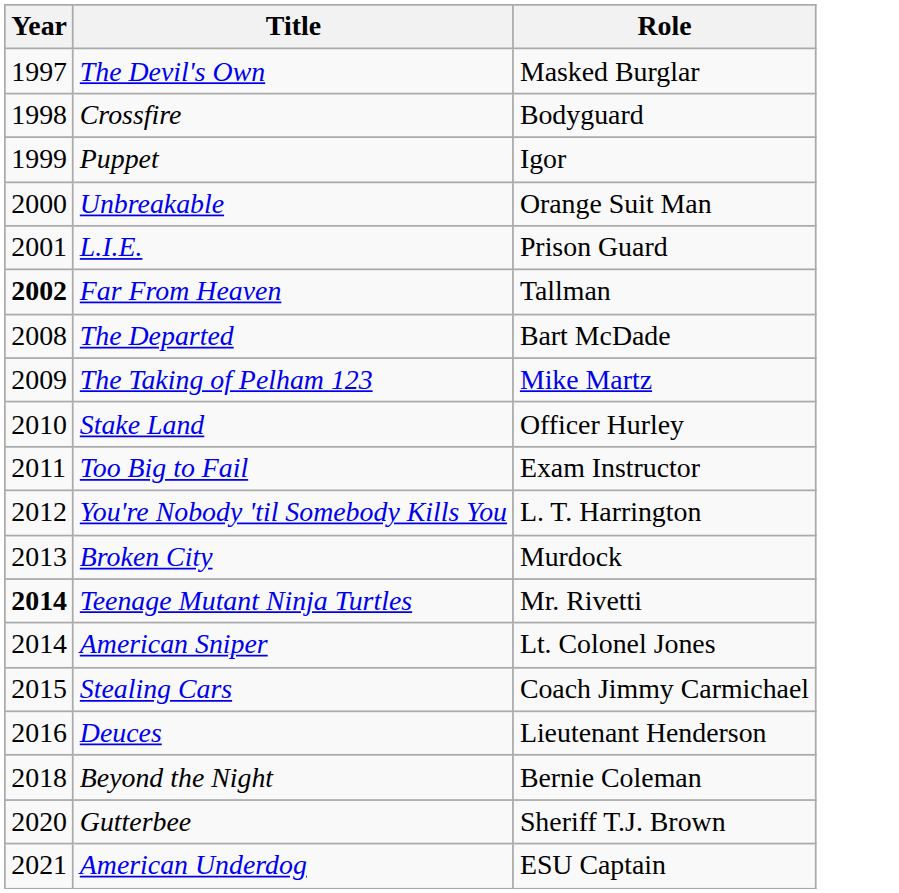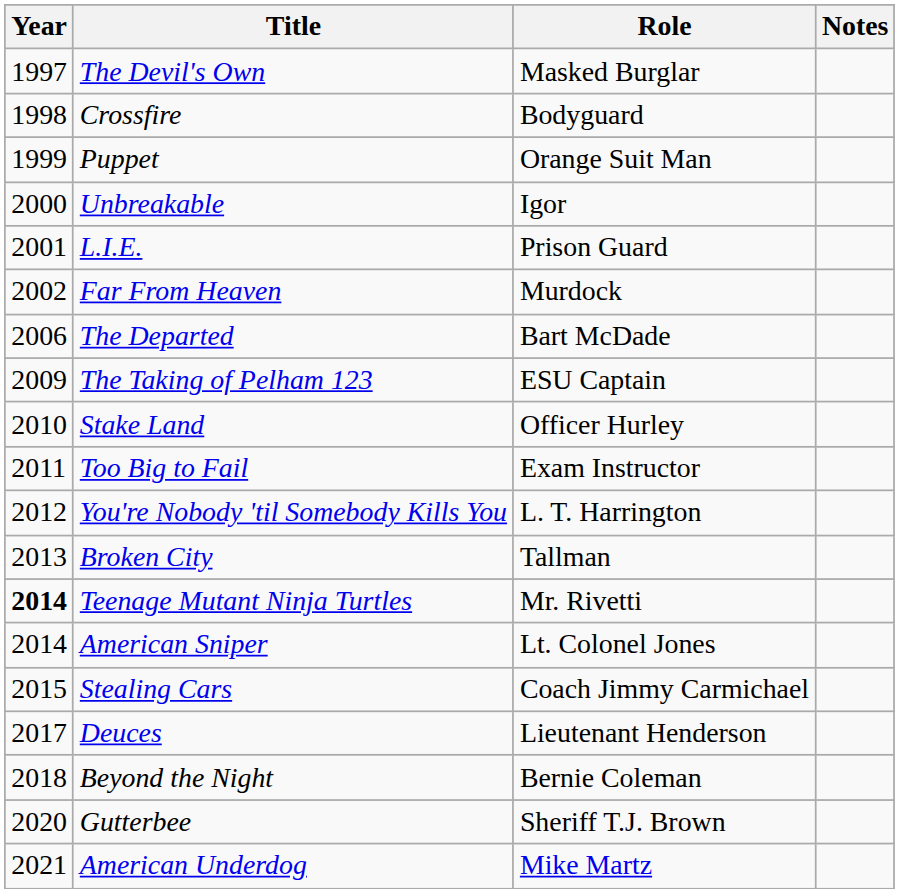+ column: (855, 26)
(543, 159) Igor -> (616, 159) Orange Suit Man
(616, 203) Orange Suit Man -> (543, 203) Igor
(39, 291) bold -> (39, 291) normal
(565, 291) Tallman -> (571, 291) Murdock
(39, 335) 2008 -> (39, 335) 2006
(586, 379) Mike Martz -> (593, 379) ESU Captain
(571, 556) Murdock -> (565, 556) Tallman
(39, 733) 2016 -> (39, 733) 2017
(593, 865) ESU Captain -> (586, 865) Mike Martz
